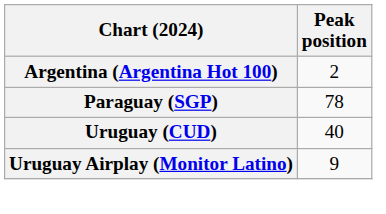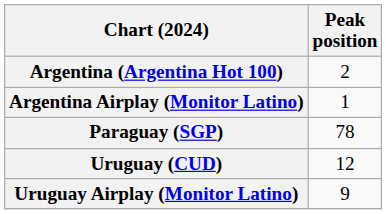+ row: (156, 102)
(334, 132) 40 -> (345, 163) 12
